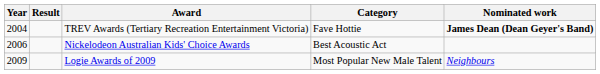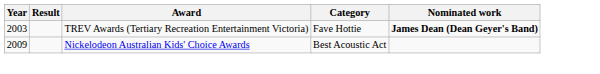(17, 28) 2004 -> (17, 28) 2003
(17, 45) 2006 -> (17, 45) 2009
- row: (110, 61)
